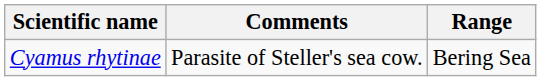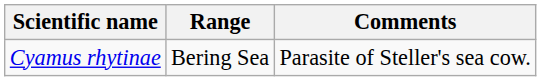columns swapped: (482, 22) <-> (297, 22)
